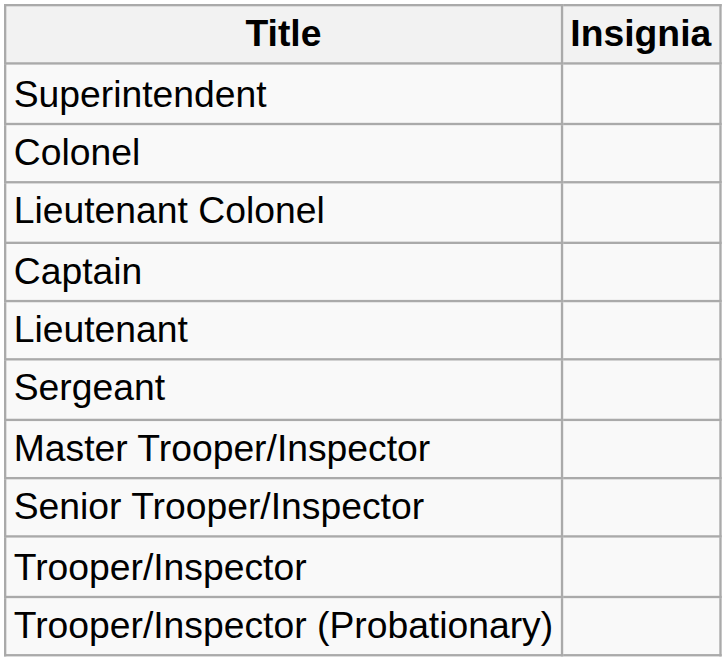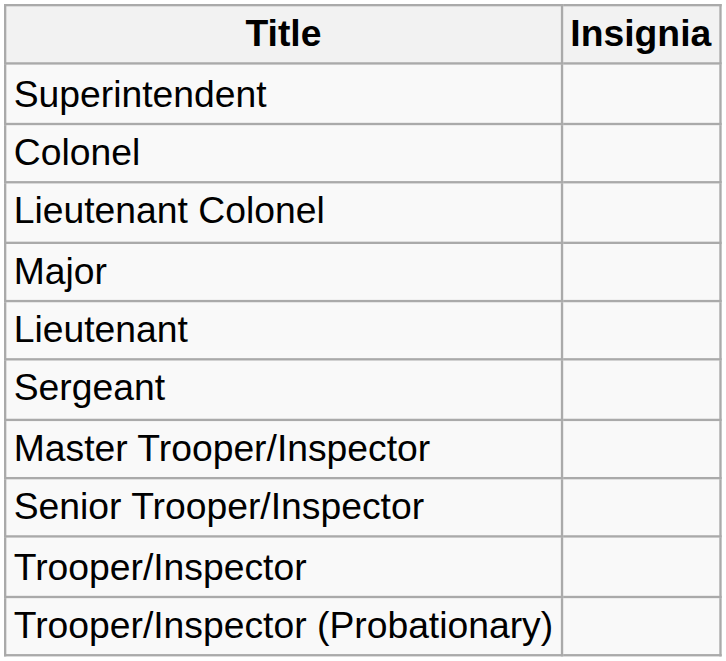+ row: (60, 270)
- row: (78, 270)
